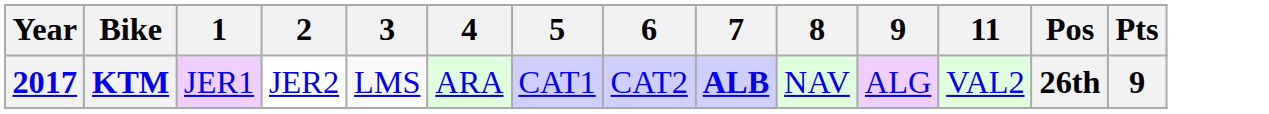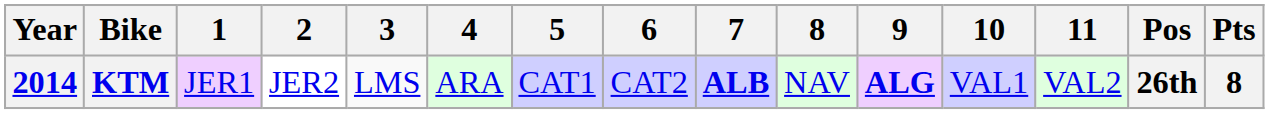+ column: (989, 30)
(45, 81) 2017 -> (45, 81) 2014
(898, 81) normal -> (900, 81) bold
(1137, 81) 9 -> (1234, 81) 8
